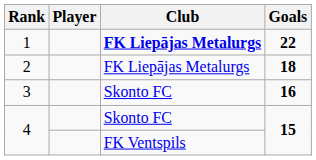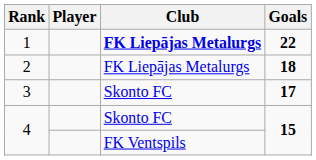(288, 92) 16 -> (288, 92) 17
